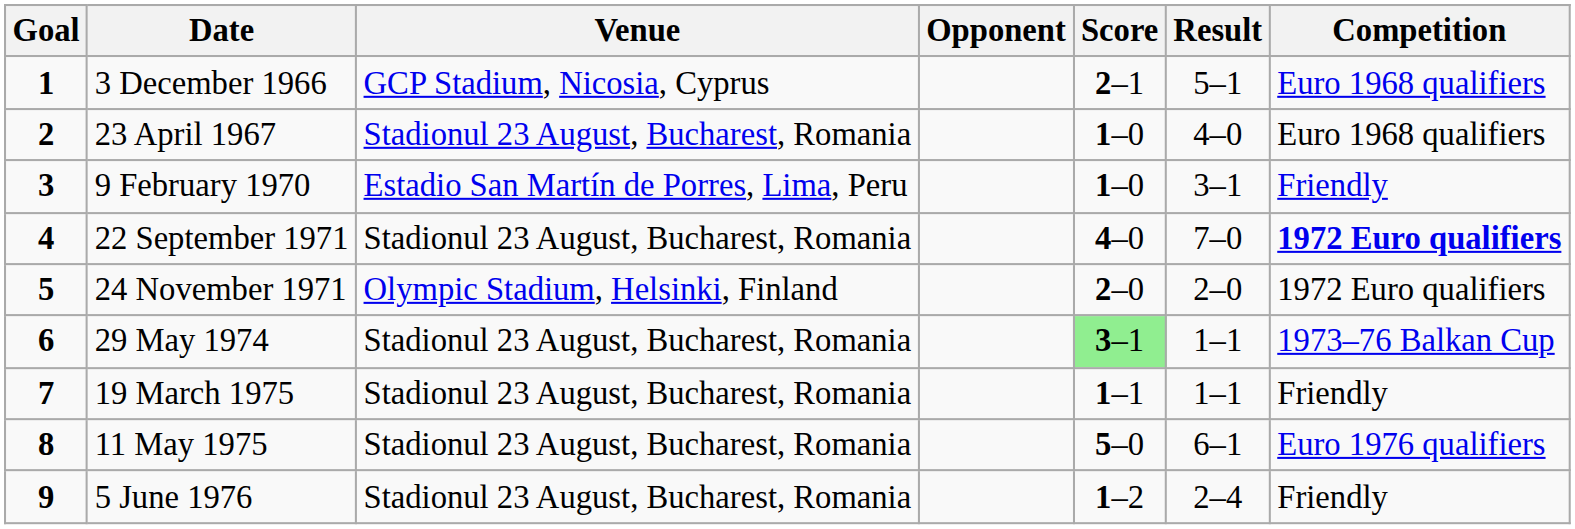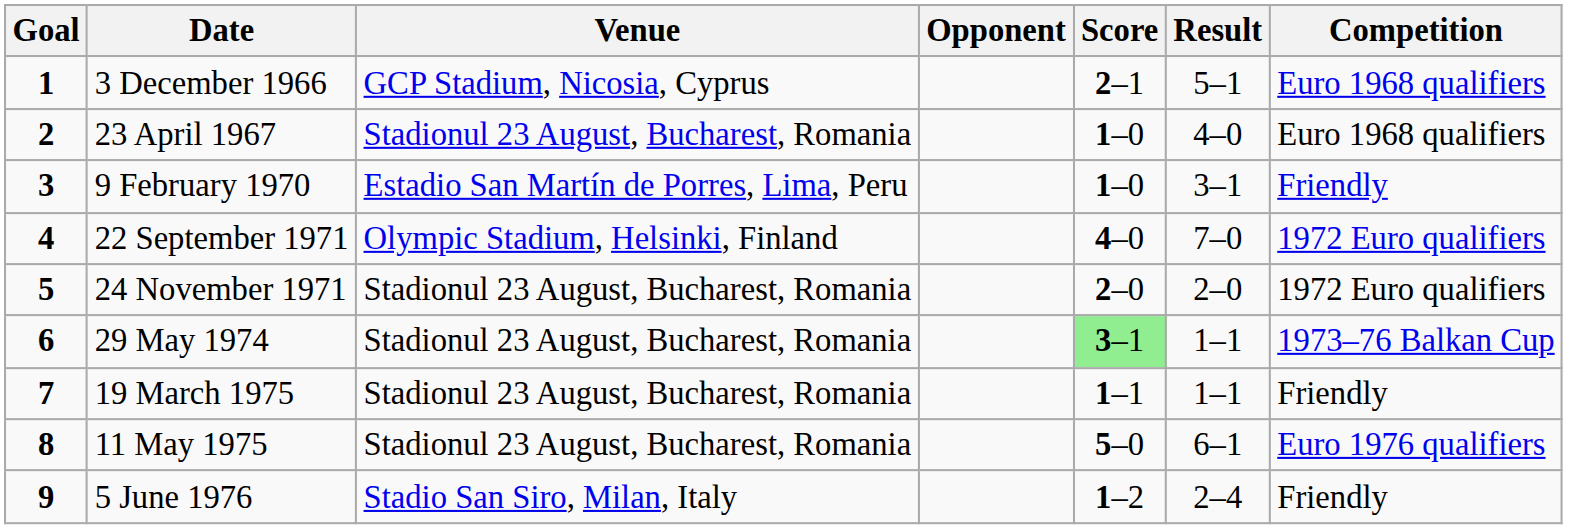(637, 237) Stadionul 23 August, Bucharest, Romania -> (601, 237) Olympic Stadium, Helsinki, Finland
(1419, 237) bold -> (1411, 237) normal
(601, 289) Olympic Stadium, Helsinki, Finland -> (637, 289) Stadionul 23 August, Bucharest, Romania
(637, 496) Stadionul 23 August, Bucharest, Romania -> (550, 496) Stadio San Siro, Milan, Italy
